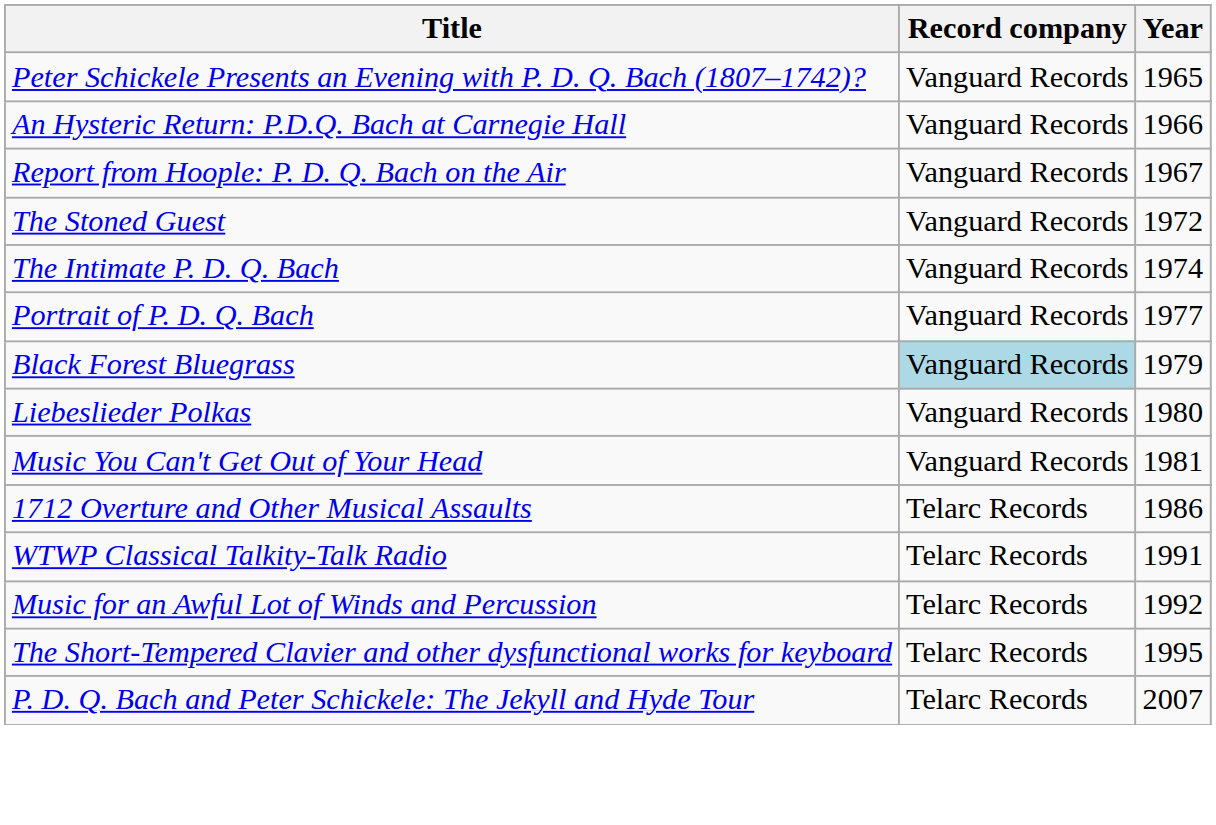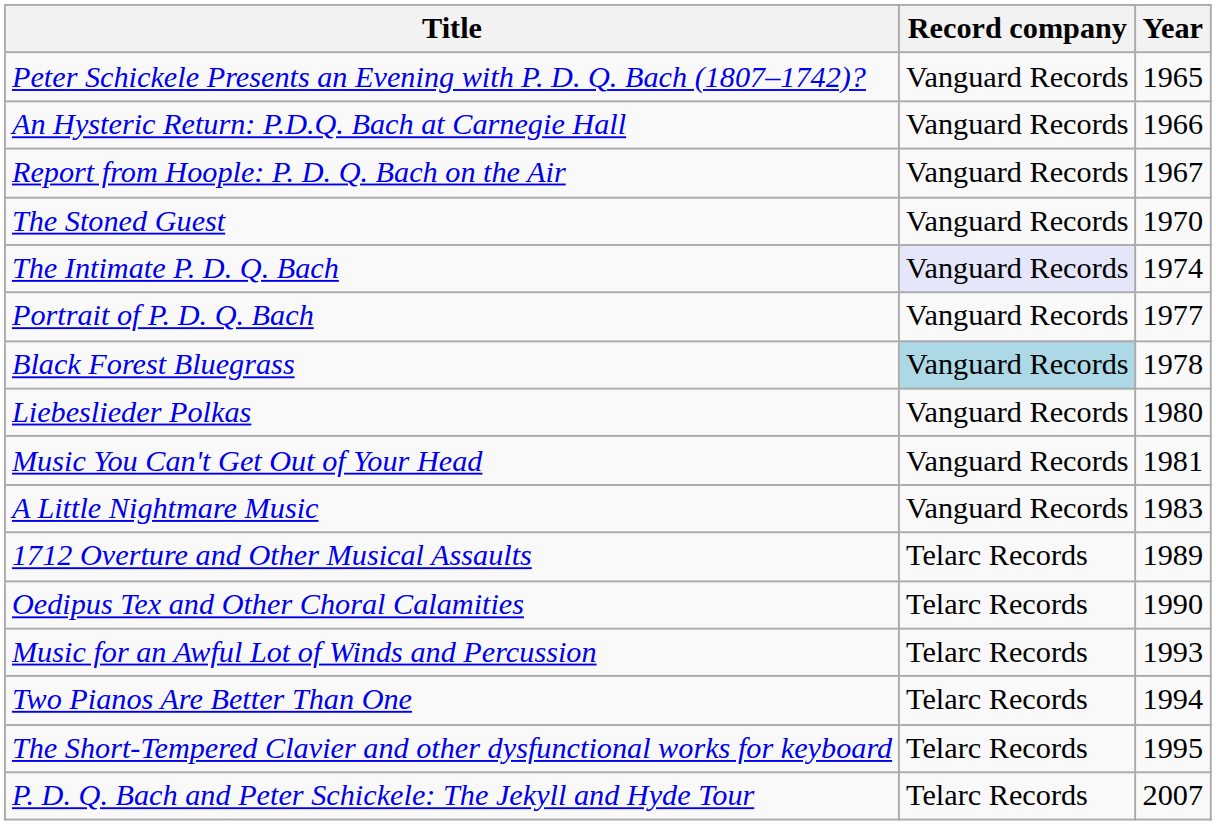(1173, 220) 1972 -> (1173, 220) 1970
(1017, 268) no background -> (1017, 268) lavender background
(1173, 364) 1979 -> (1173, 364) 1978
+ row: (165, 508)
(1173, 508) 1986 -> (1173, 556) 1989
+ row: (268, 603)
- row: (229, 556)
(1173, 603) 1992 -> (1173, 651) 1993
+ row: (212, 699)
